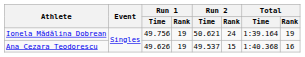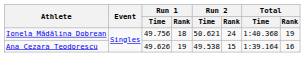(182, 34) 19 -> (182, 34) 18
(261, 34) 1:39.164 -> (261, 34) 1:40.368
(207, 46) 49.537 -> (207, 46) 49.538
(261, 46) 1:40.368 -> (261, 46) 1:39.164
